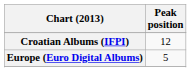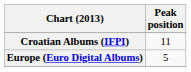(166, 41) 12 -> (166, 41) 11
